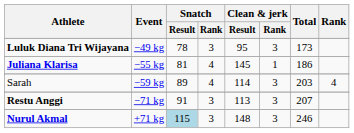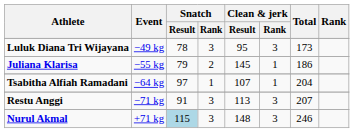(182, 64) 81 -> (182, 64) 79
(211, 64) 4 -> (211, 64) 2
- row: (19, 82)
+ row: (67, 82)
